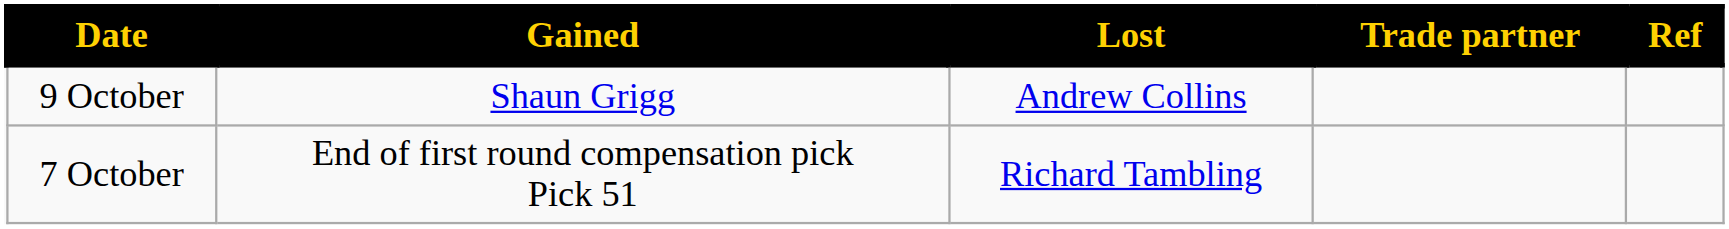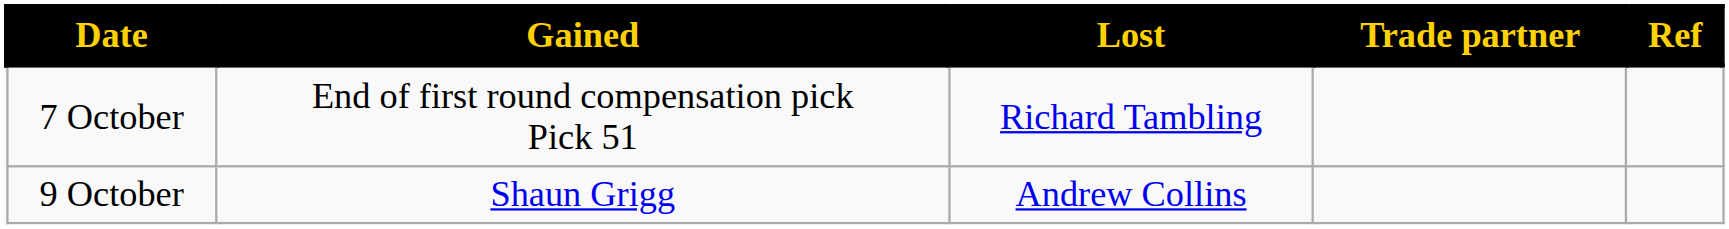rows swapped: (112, 173) <-> (112, 95)
